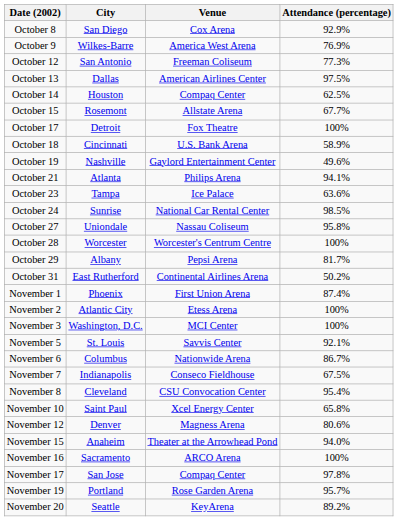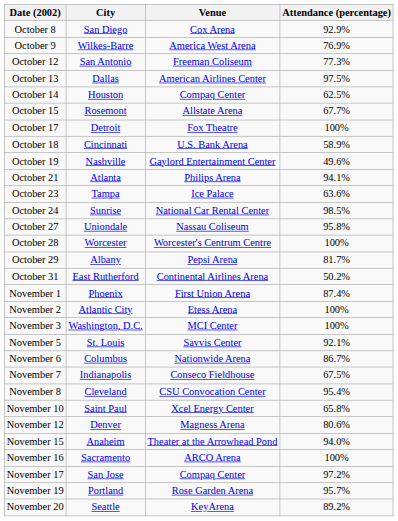(337, 474) 97.8% -> (337, 474) 97.2%
